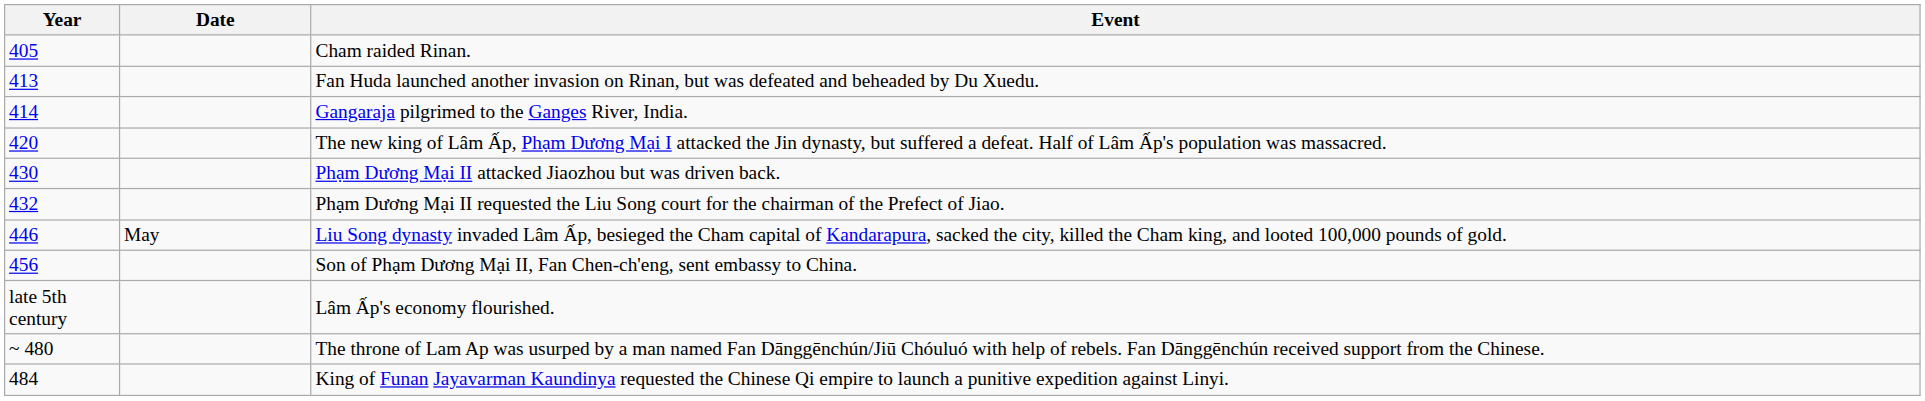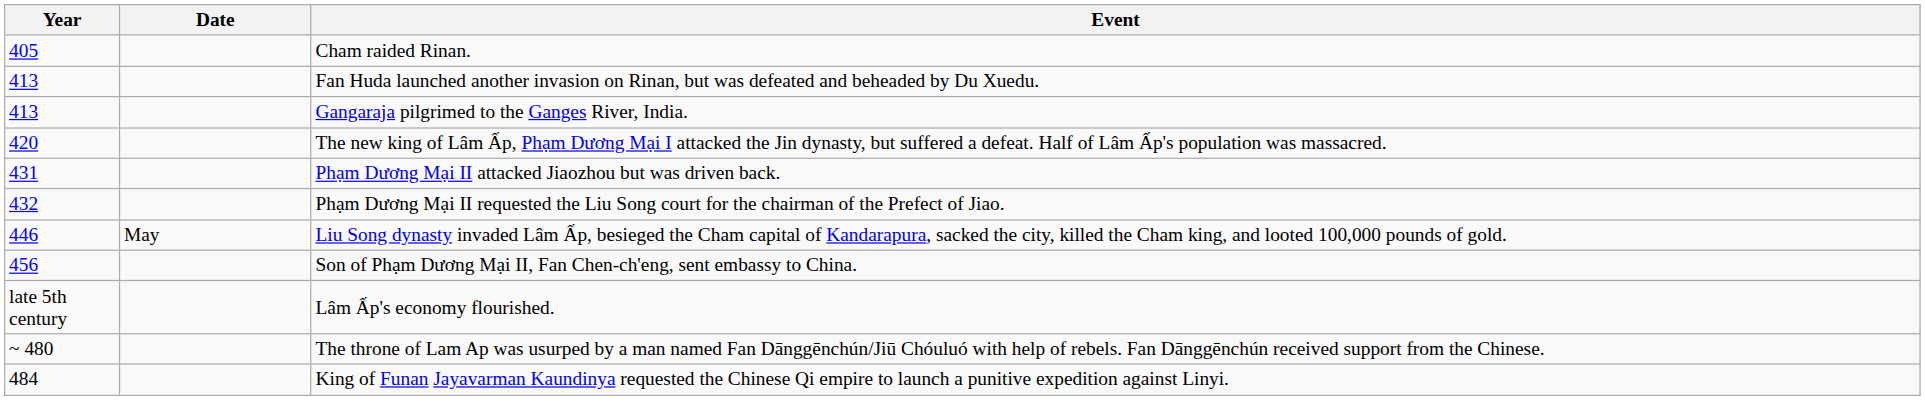(24, 111) 414 -> (24, 111) 413
(24, 173) 430 -> (24, 173) 431
